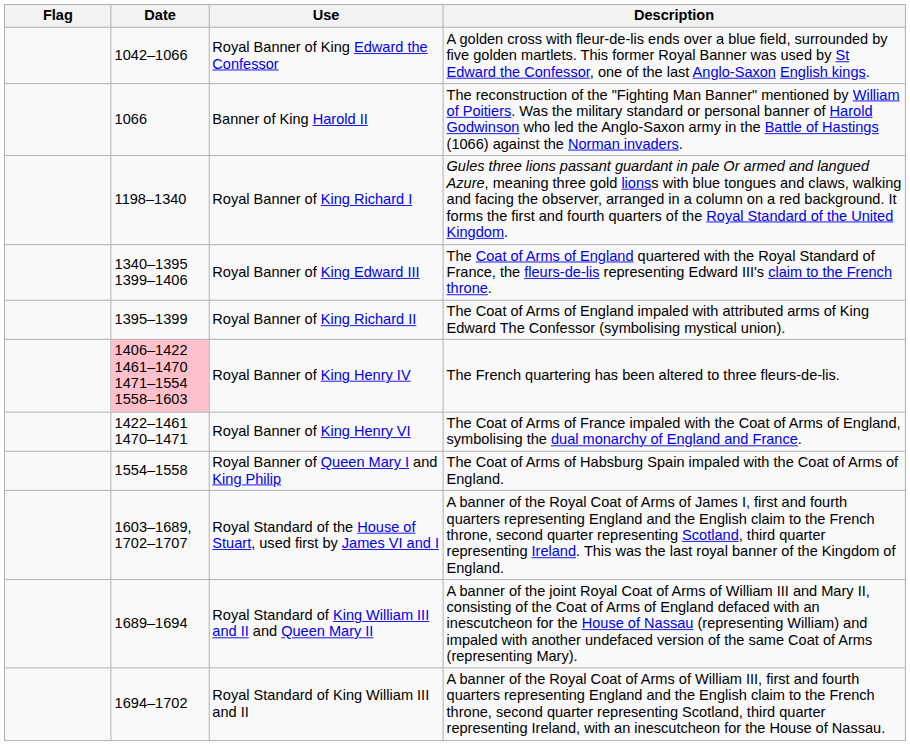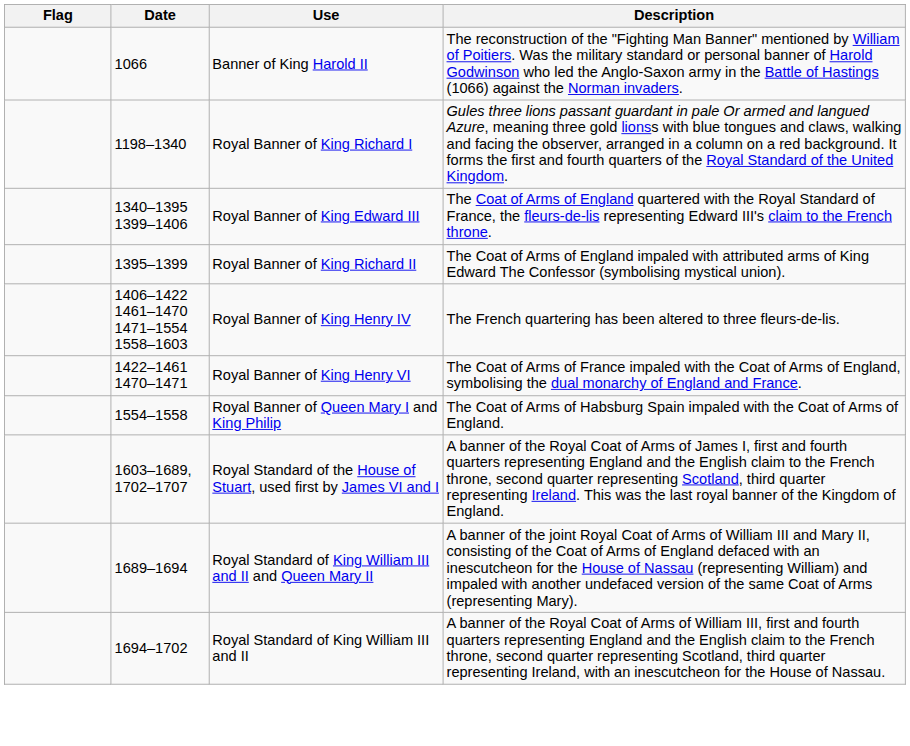- row: (320, 55)
(151, 375) pink background -> (151, 319) no background
